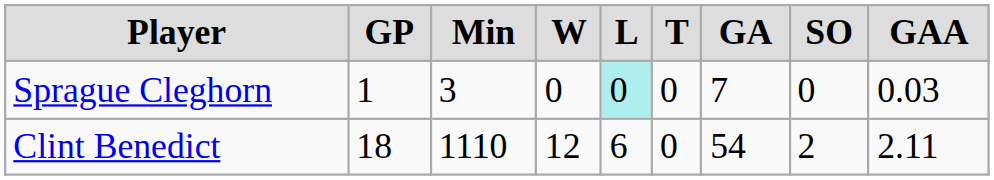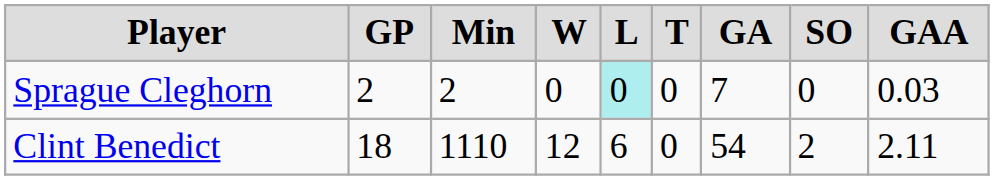(365, 89) 1 -> (365, 89) 2
(448, 89) 3 -> (448, 89) 2
